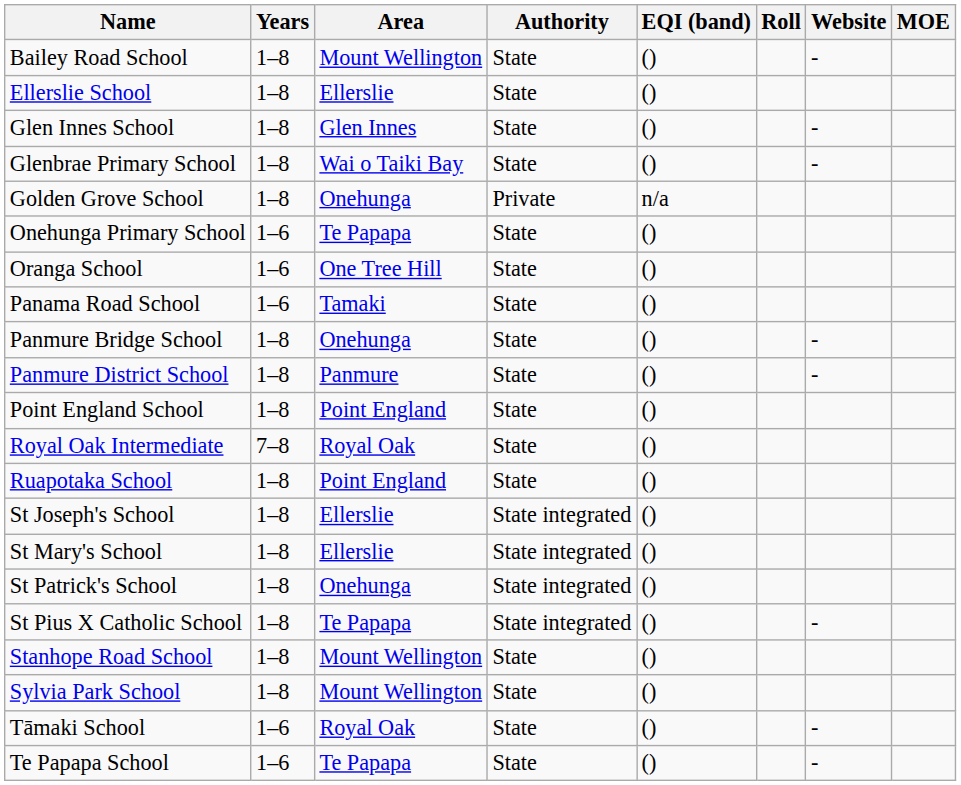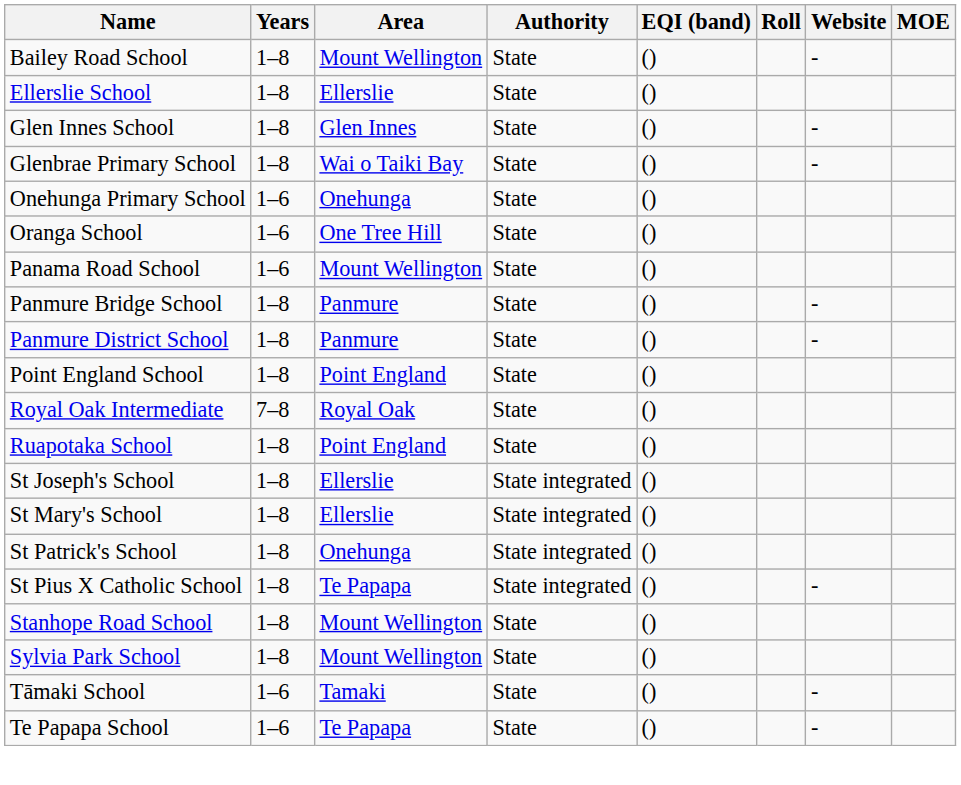- row: (107, 198)
(365, 233) Te Papapa -> (365, 198) Onehunga
(353, 304) Tamaki -> (401, 269) Mount Wellington
(365, 339) Onehunga -> (359, 304) Panmure
(367, 727) Royal Oak -> (353, 692) Tamaki
